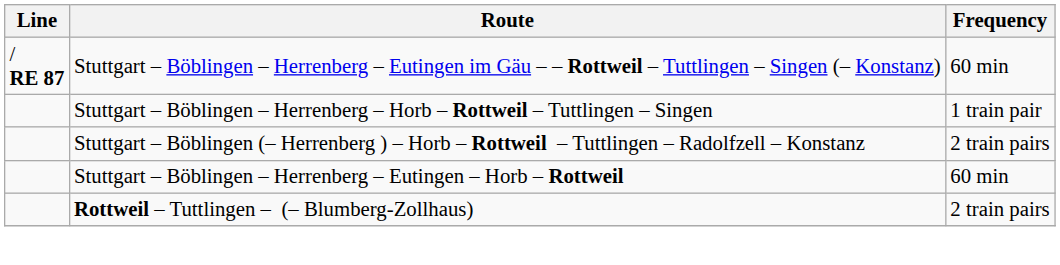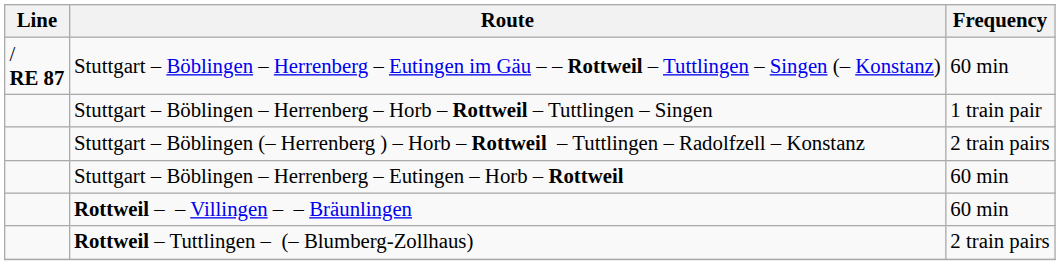+ row: (243, 209)
